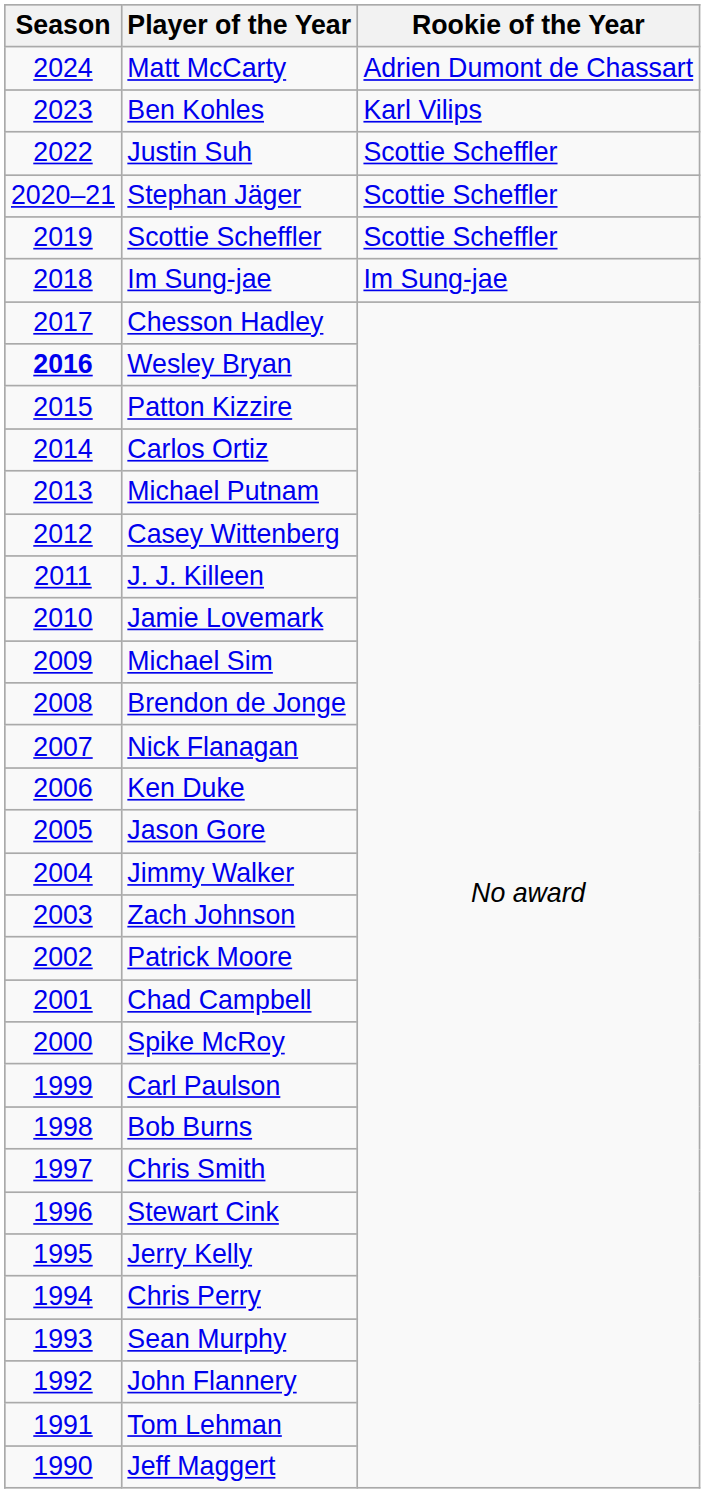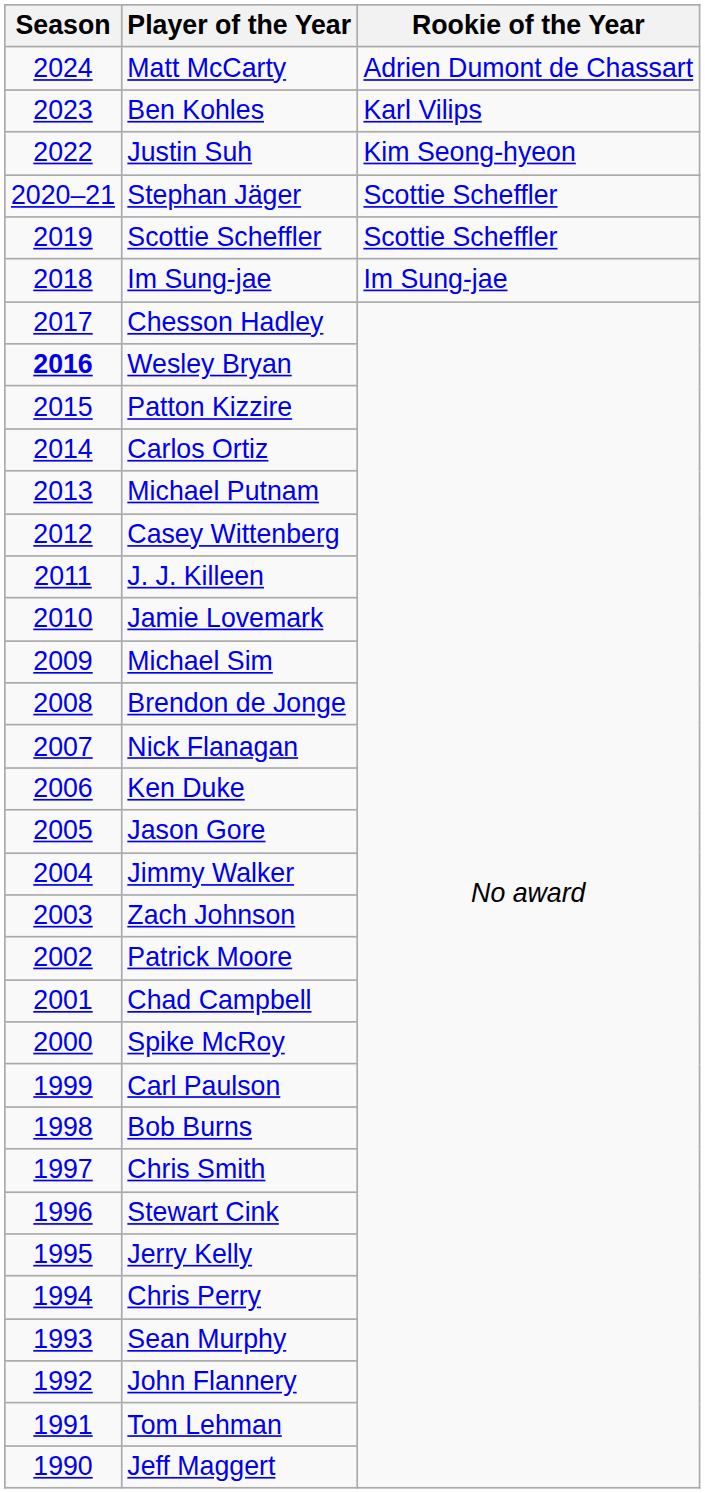(460, 152) Scottie Scheffler -> (470, 152) Kim Seong-hyeon
